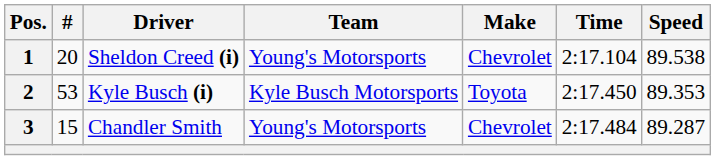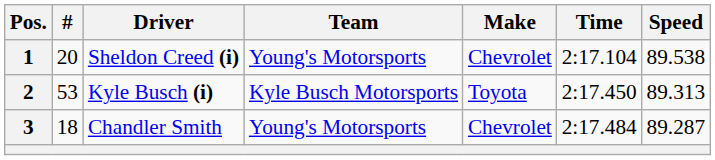(676, 92) 89.353 -> (676, 92) 89.313
(67, 127) 15 -> (67, 127) 18
